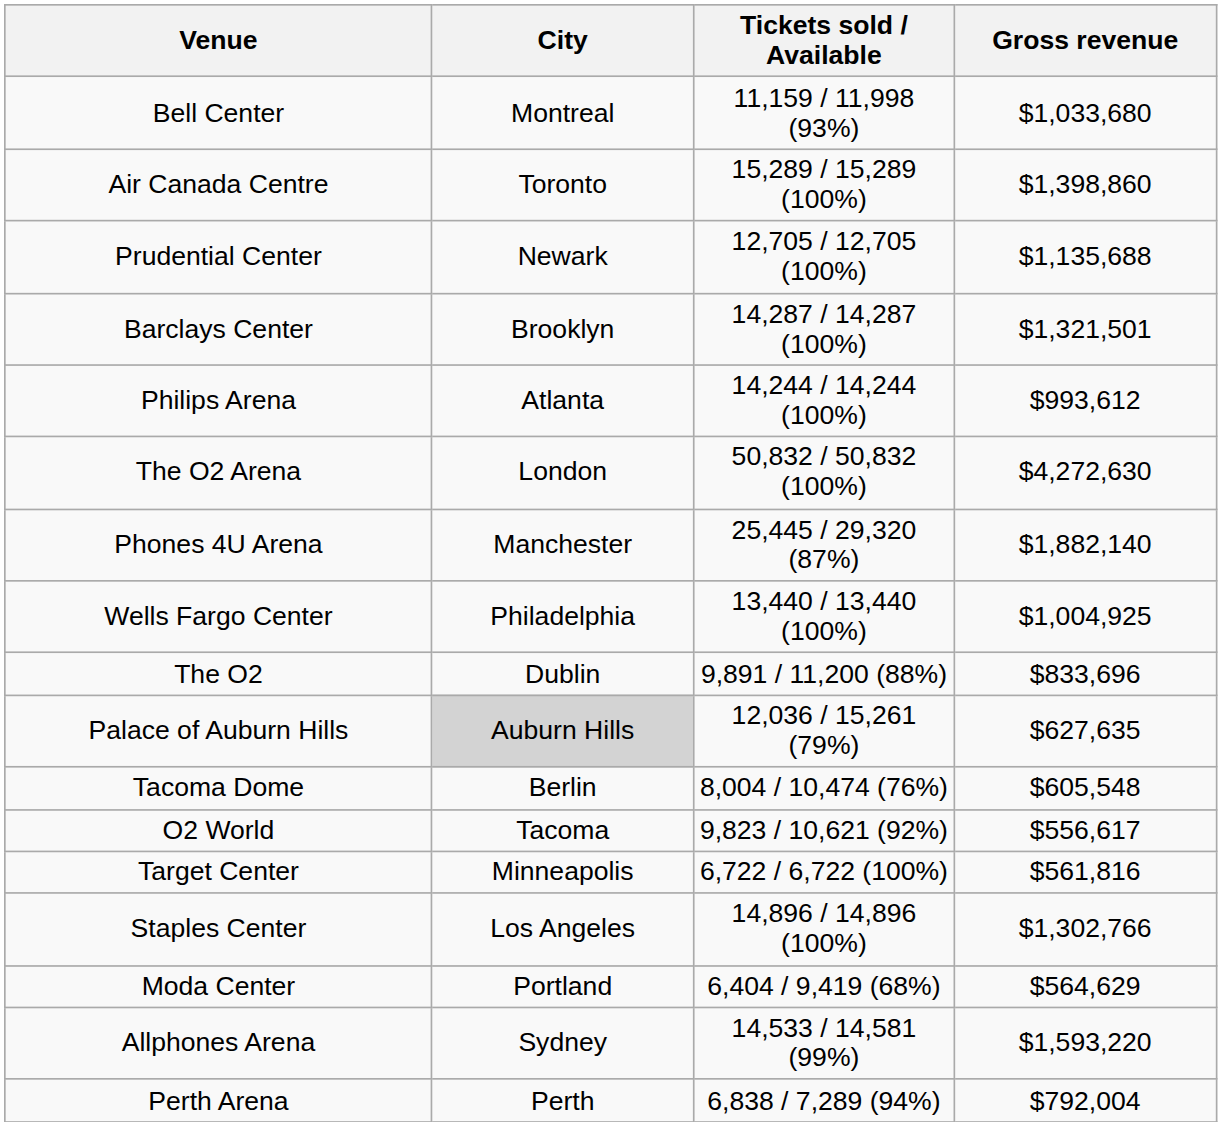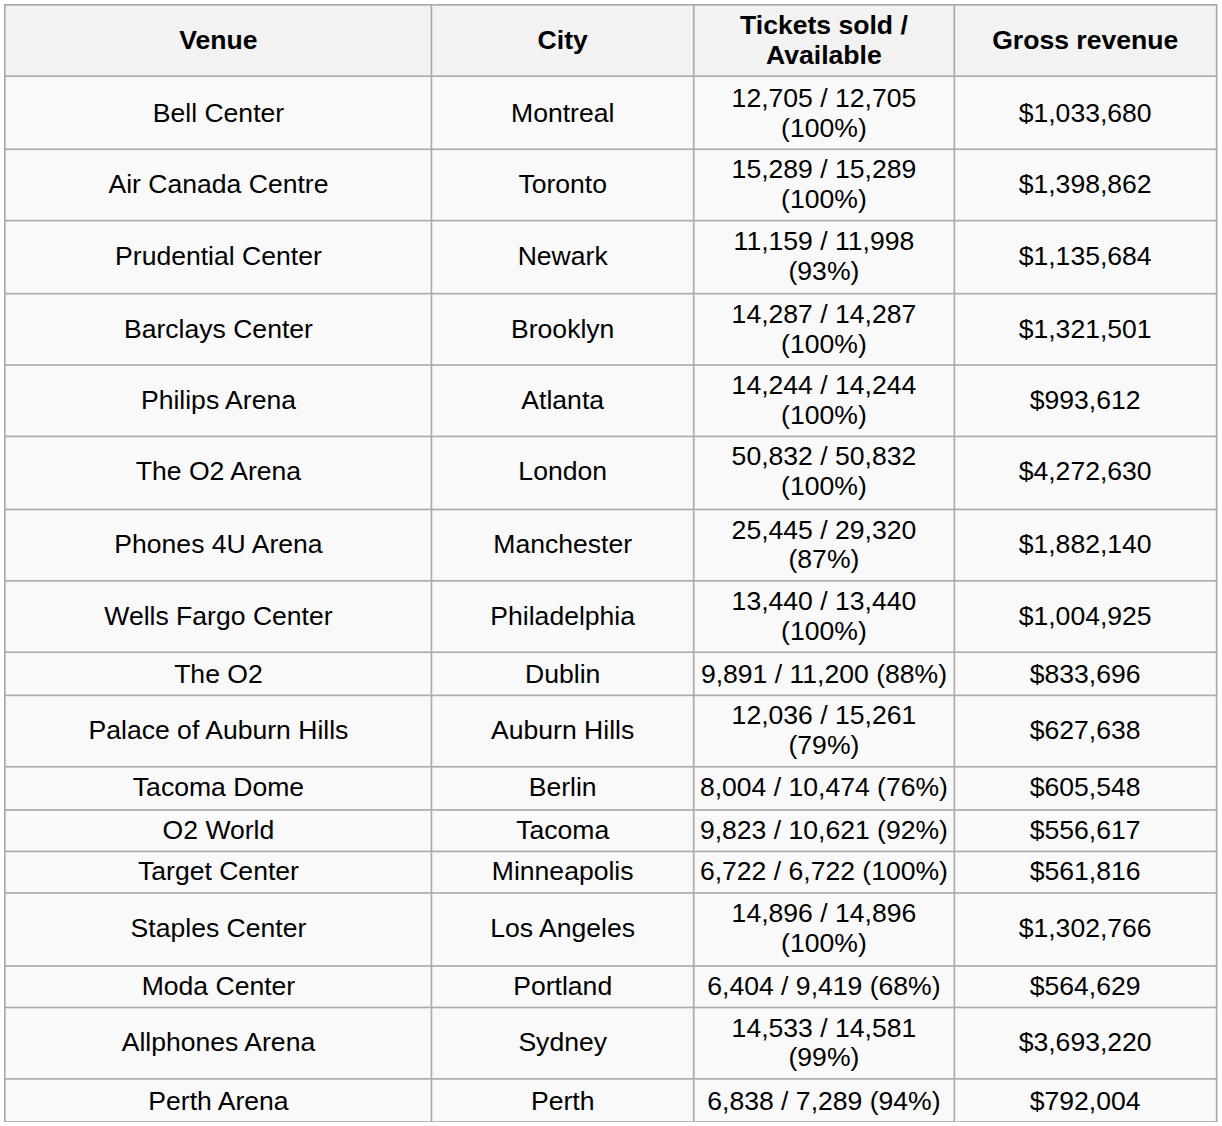(824, 112) 11,159 / 11,998 (93%) -> (824, 112) 12,705 / 12,705 (100%)
(1085, 184) $1,398,860 -> (1085, 184) $1,398,862
(824, 256) 12,705 / 12,705 (100%) -> (824, 256) 11,159 / 11,998 (93%)
(1085, 256) $1,135,688 -> (1085, 256) $1,135,684
(563, 730) lightgrey background -> (563, 730) no background
(1085, 730) $627,635 -> (1085, 730) $627,638
(1085, 1043) $1,593,220 -> (1085, 1043) $3,693,220
